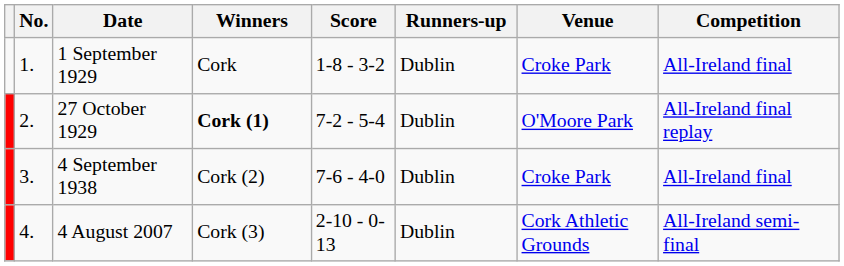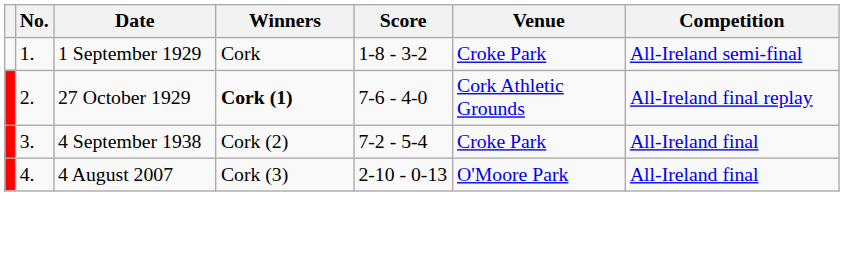- column: (456, 21)
(727, 65) All-Ireland final -> (716, 53) All-Ireland semi-final
(350, 121) 7-2 - 5-4 -> (393, 97) 7-6 - 4-0
(577, 121) O'Moore Park -> (510, 97) Cork Athletic Grounds
(350, 176) 7-6 - 4-0 -> (393, 142) 7-2 - 5-4
(575, 232) Cork Athletic Grounds -> (513, 174) O'Moore Park
(731, 232) All-Ireland semi-final -> (694, 174) All-Ireland final
